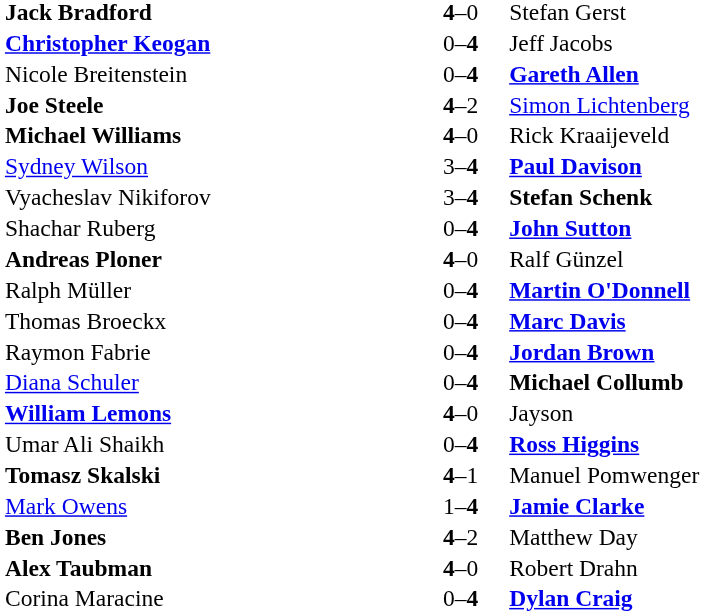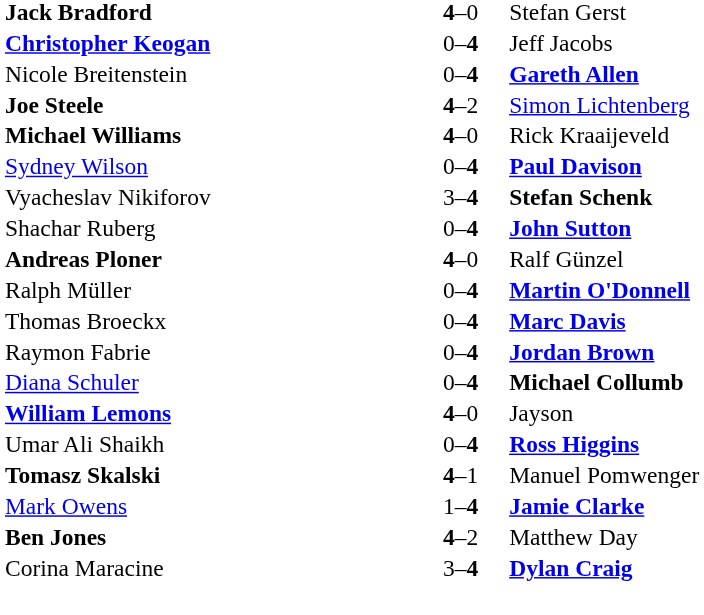(461, 166) 3–4 -> (461, 166) 0–4
- row: (78, 568)
(461, 598) 0–4 -> (461, 568) 3–4
